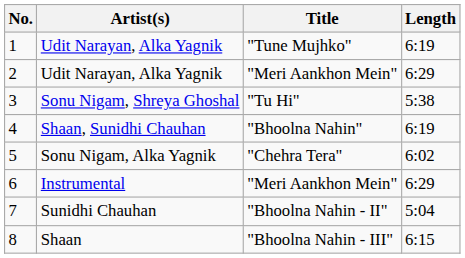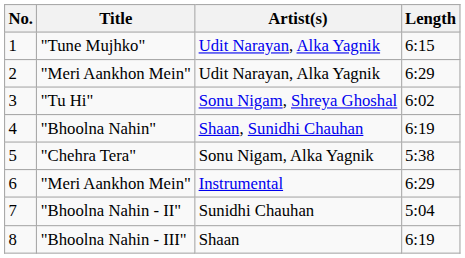columns swapped: (322, 18) <-> (140, 18)
(420, 46) 6:19 -> (420, 46) 6:15
(420, 101) 5:38 -> (420, 101) 6:02
(420, 156) 6:02 -> (420, 156) 5:38
(420, 239) 6:15 -> (420, 239) 6:19
